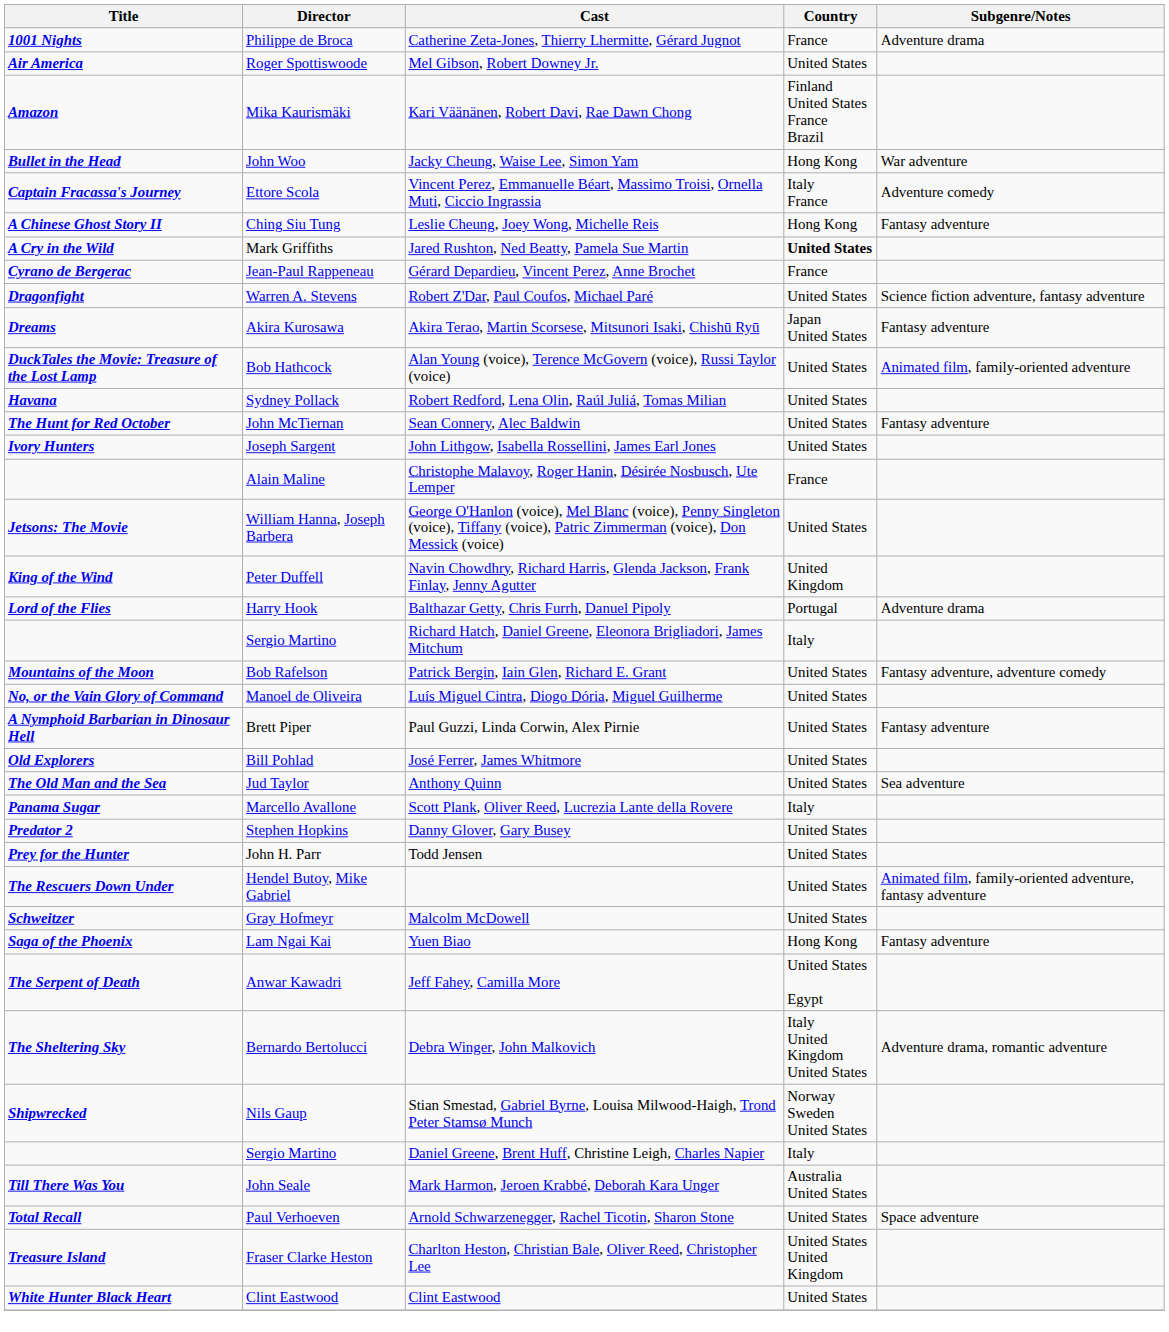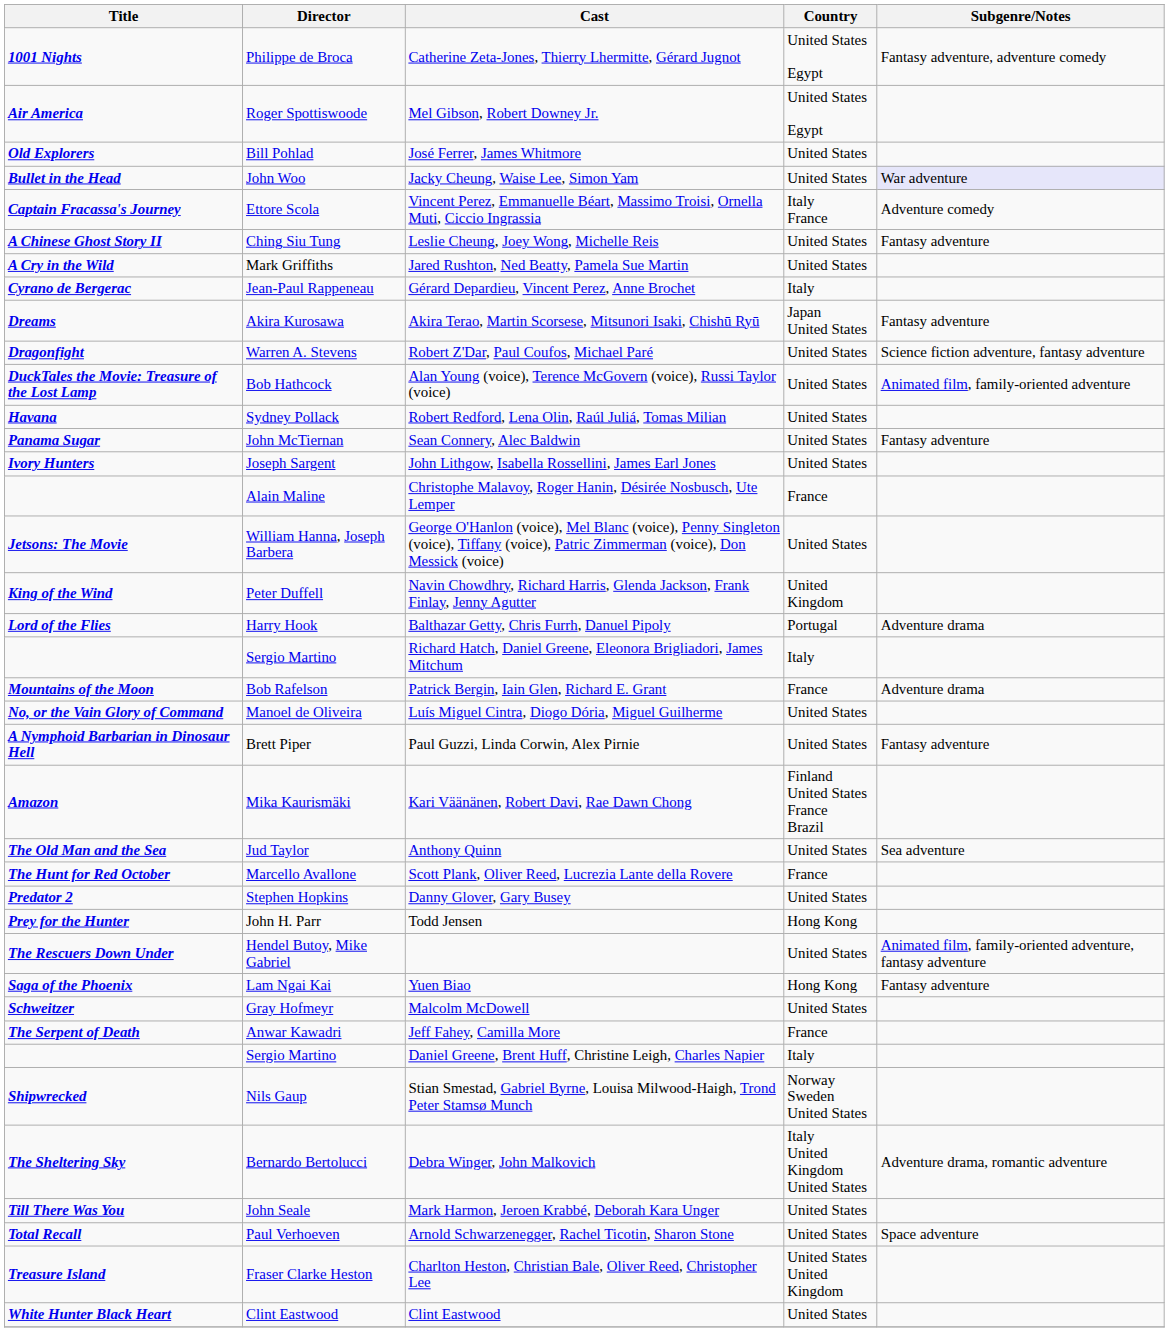(807, 39) France -> (827, 56) United States Egypt
(933, 39) Adventure drama -> (993, 56) Fantasy adventure, adventure comedy
(827, 63) United States -> (827, 113) United States Egypt
rows swapped: (298, 112) <-> (280, 759)
(822, 160) Hong Kong -> (827, 177) United States
(924, 160) no background -> (924, 177) lavender background
(822, 224) Hong Kong -> (827, 241) United States
(830, 248) bold -> (827, 265) normal
(807, 272) France -> (801, 288) Italy
rows swapped: (301, 295) <-> (295, 327)
(89, 423) The Hunt for Red October -> (54, 440) Panama Sugar
(827, 672) United States -> (807, 689) France
(993, 672) Fantasy adventure, adventure comedy -> (933, 689) Adventure drama
(54, 807) Panama Sugar -> (89, 874) The Hunt for Red October
(801, 807) Italy -> (807, 874) France
(827, 854) United States -> (822, 921) Hong Kong
rows swapped: (289, 941) <-> (290, 918)
(827, 982) United States Egypt -> (807, 1032) France
rows swapped: (307, 1047) <-> (291, 1153)
(827, 1185) Australia United States -> (827, 1210) United States
